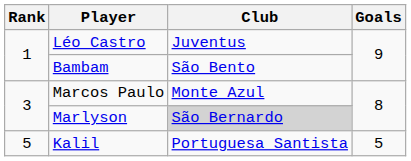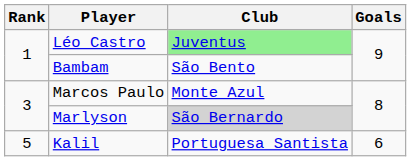(209, 42) no background -> (209, 42) lightgreen background
(379, 143) 5 -> (379, 143) 6
